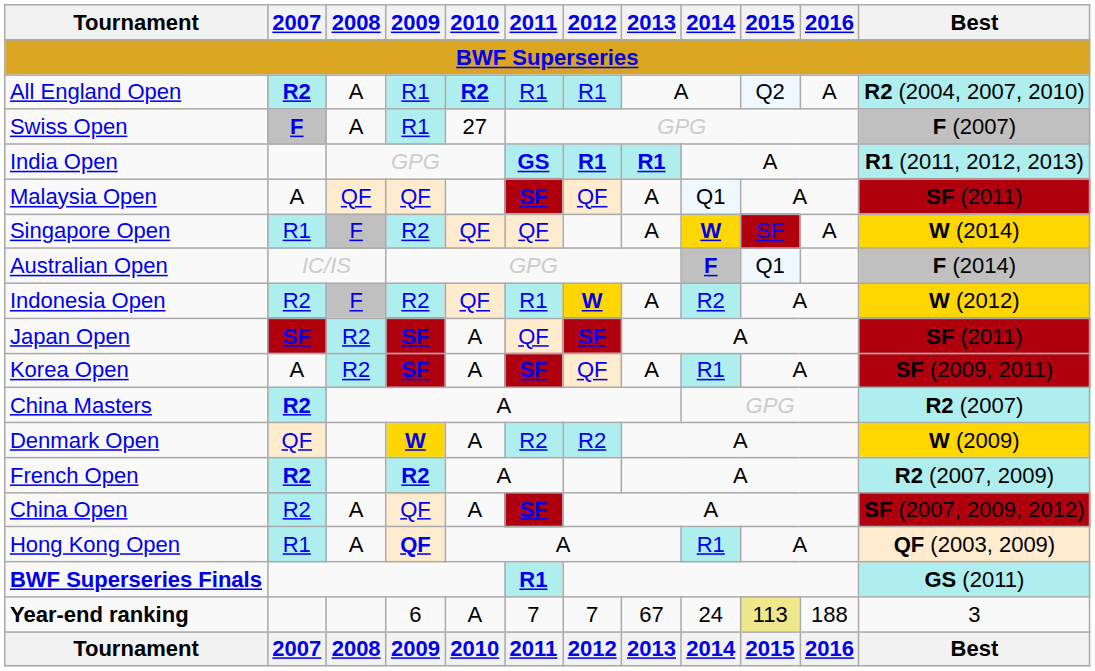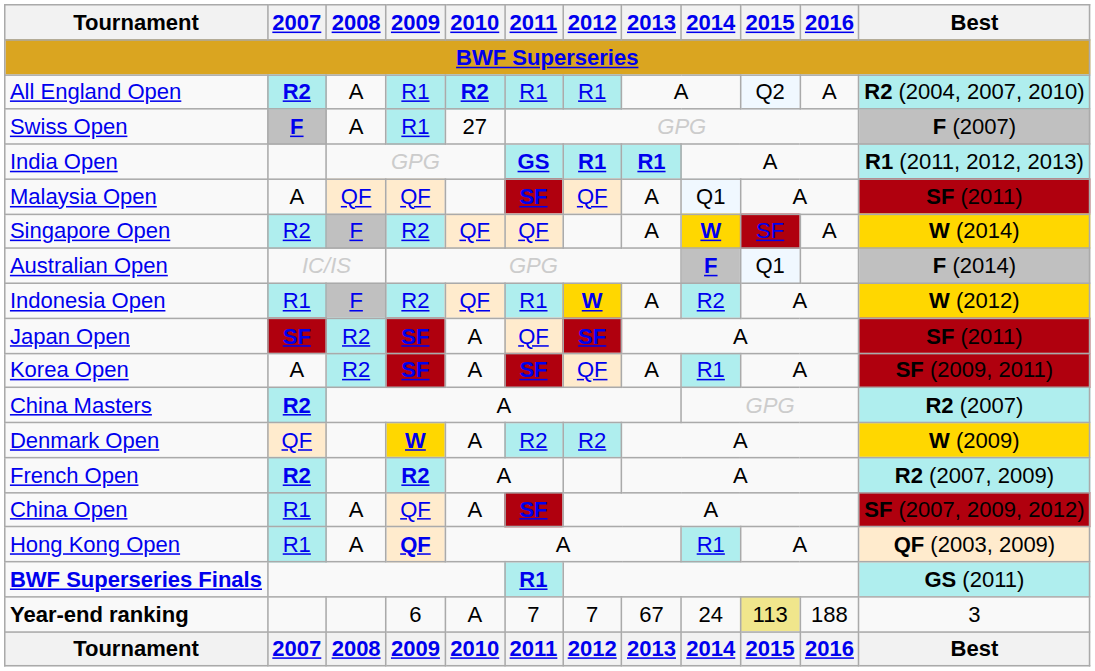(297, 231) R1 -> (297, 231) R2
(297, 301) R2 -> (297, 301) R1
(297, 510) R2 -> (297, 510) R1
